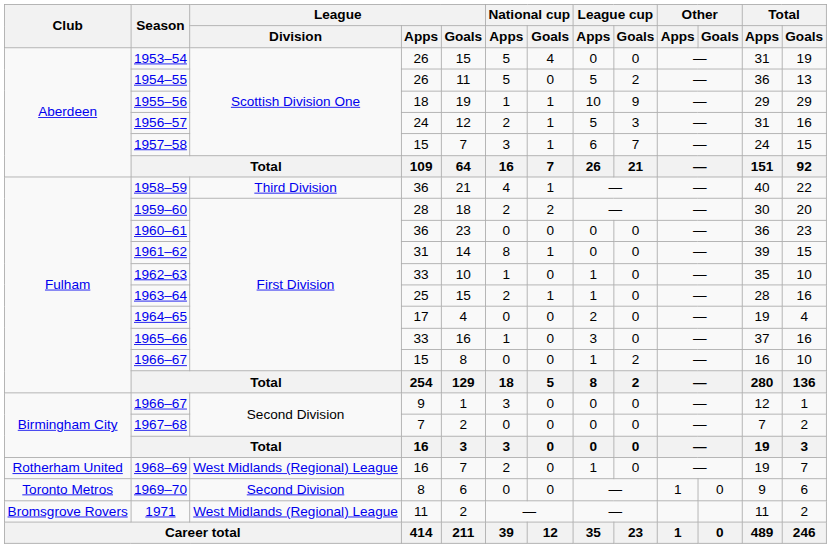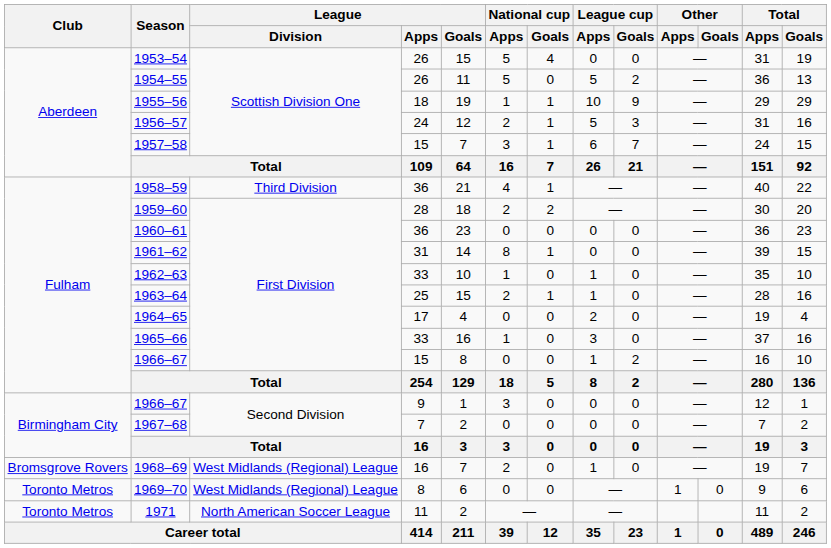(68, 468) Rotherham United -> (68, 468) Bromsgrove Rovers
(296, 489) Second Division -> (296, 489) West Midlands (Regional) League
(68, 511) Bromsgrove Rovers -> (68, 511) Toronto Metros
(296, 511) West Midlands (Regional) League -> (296, 511) North American Soccer League
